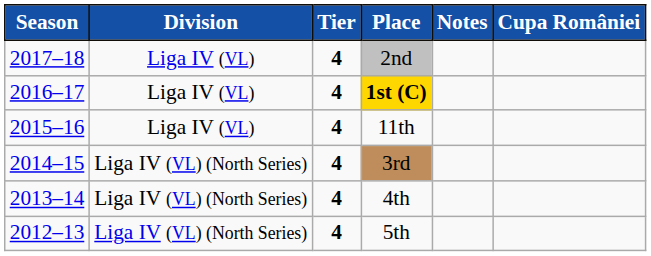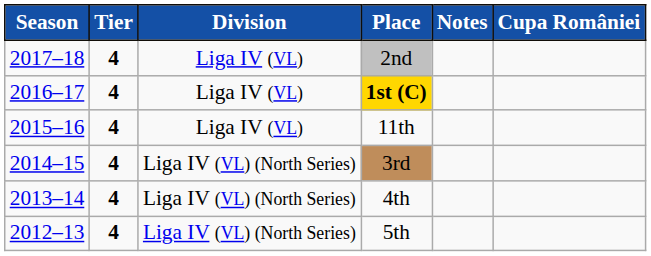columns swapped: (336, 22) <-> (201, 22)
